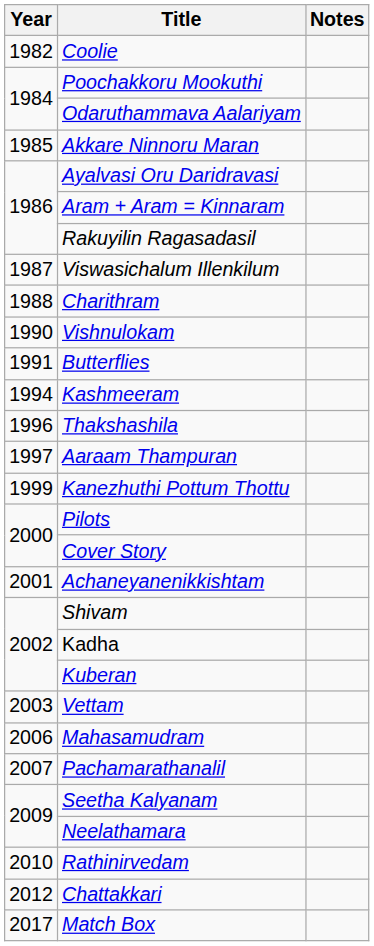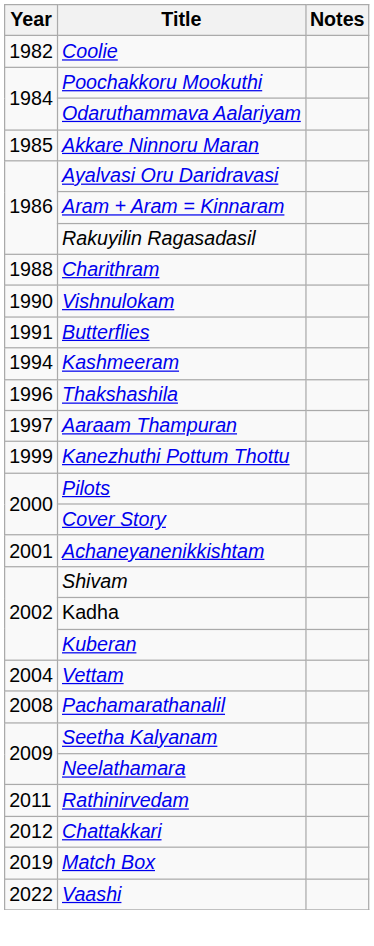- row: (171, 269)
(31, 706) 2003 -> (31, 675) 2004
- row: (133, 737)
(31, 769) 2007 -> (31, 706) 2008
(31, 862) 2010 -> (30, 800) 2011
(31, 925) 2017 -> (31, 862) 2019
+ row: (92, 894)
